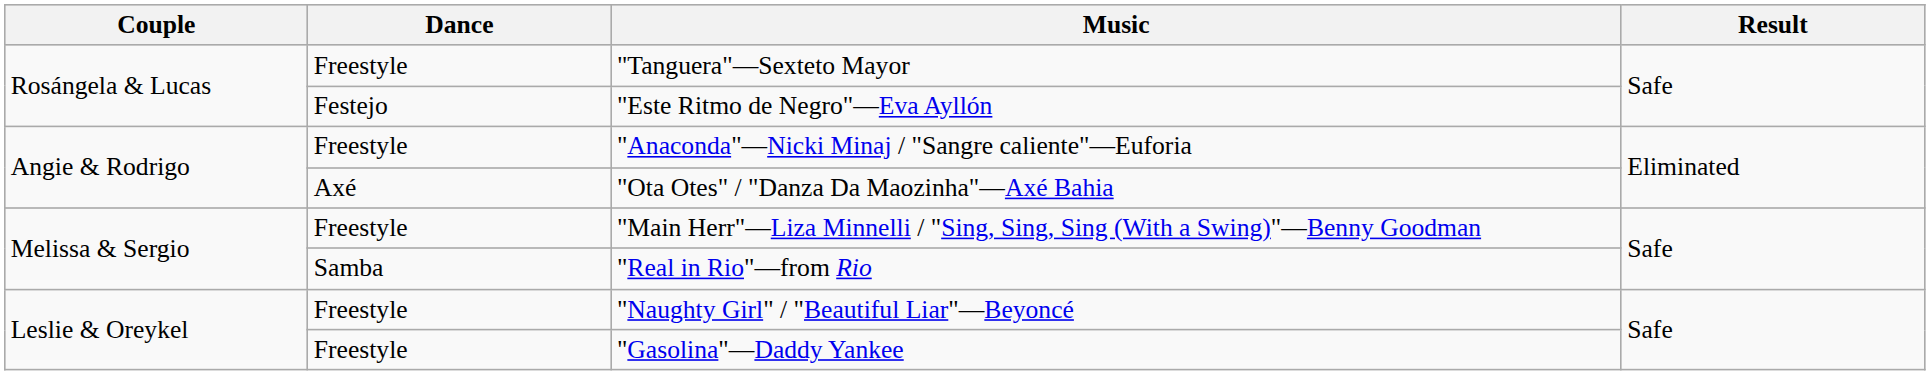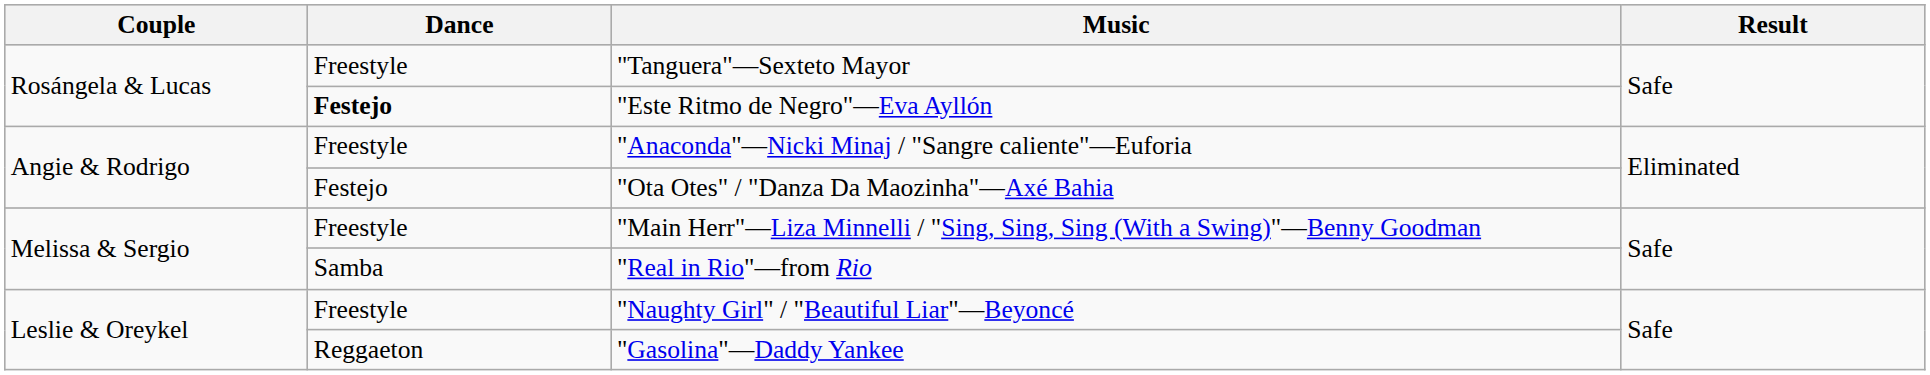(351, 106) normal -> (353, 106) bold
(335, 187) Axé -> (351, 187) Festejo
(361, 349) Freestyle -> (369, 349) Reggaeton
